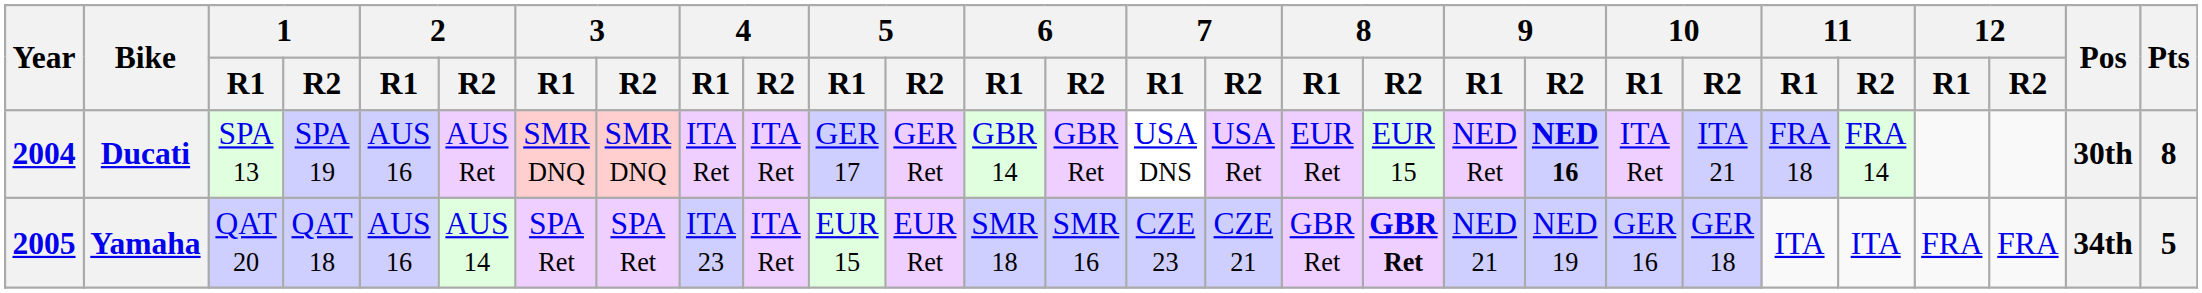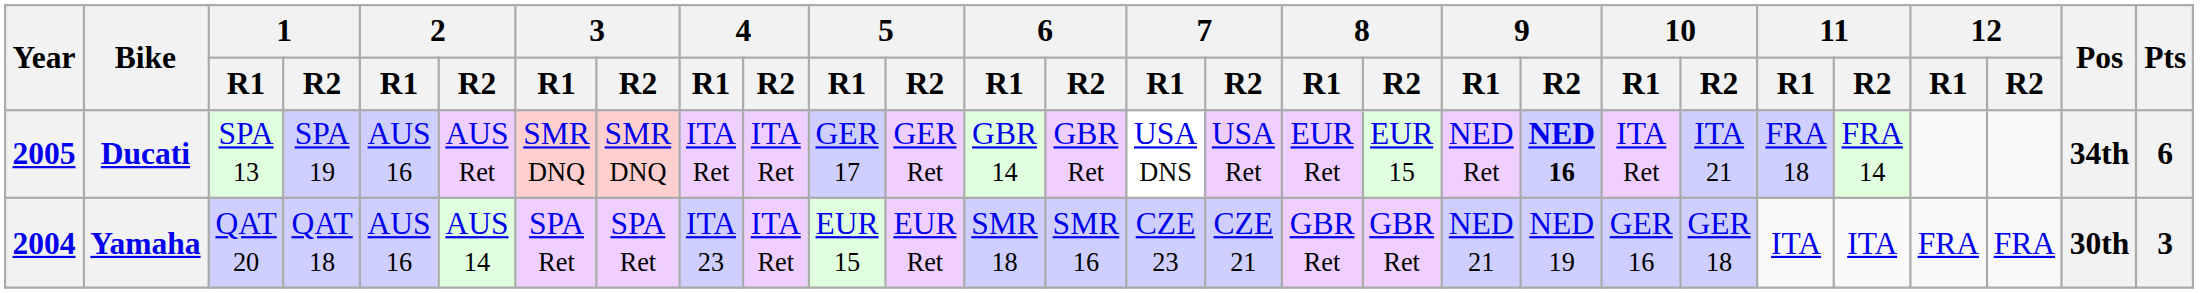(44, 153) 2004 -> (44, 153) 2005
(2103, 153) 30th -> (2100, 153) 34th
(2169, 153) 8 -> (2165, 153) 6
(44, 242) 2005 -> (44, 242) 2004
(1403, 242) bold -> (1402, 242) normal
(2103, 242) 34th -> (2100, 242) 30th
(2169, 242) 5 -> (2165, 242) 3
